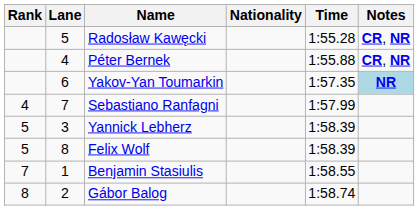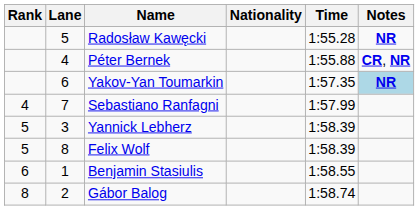(386, 37) CR, NR -> (386, 37) NR
(25, 171) 7 -> (25, 171) 6
